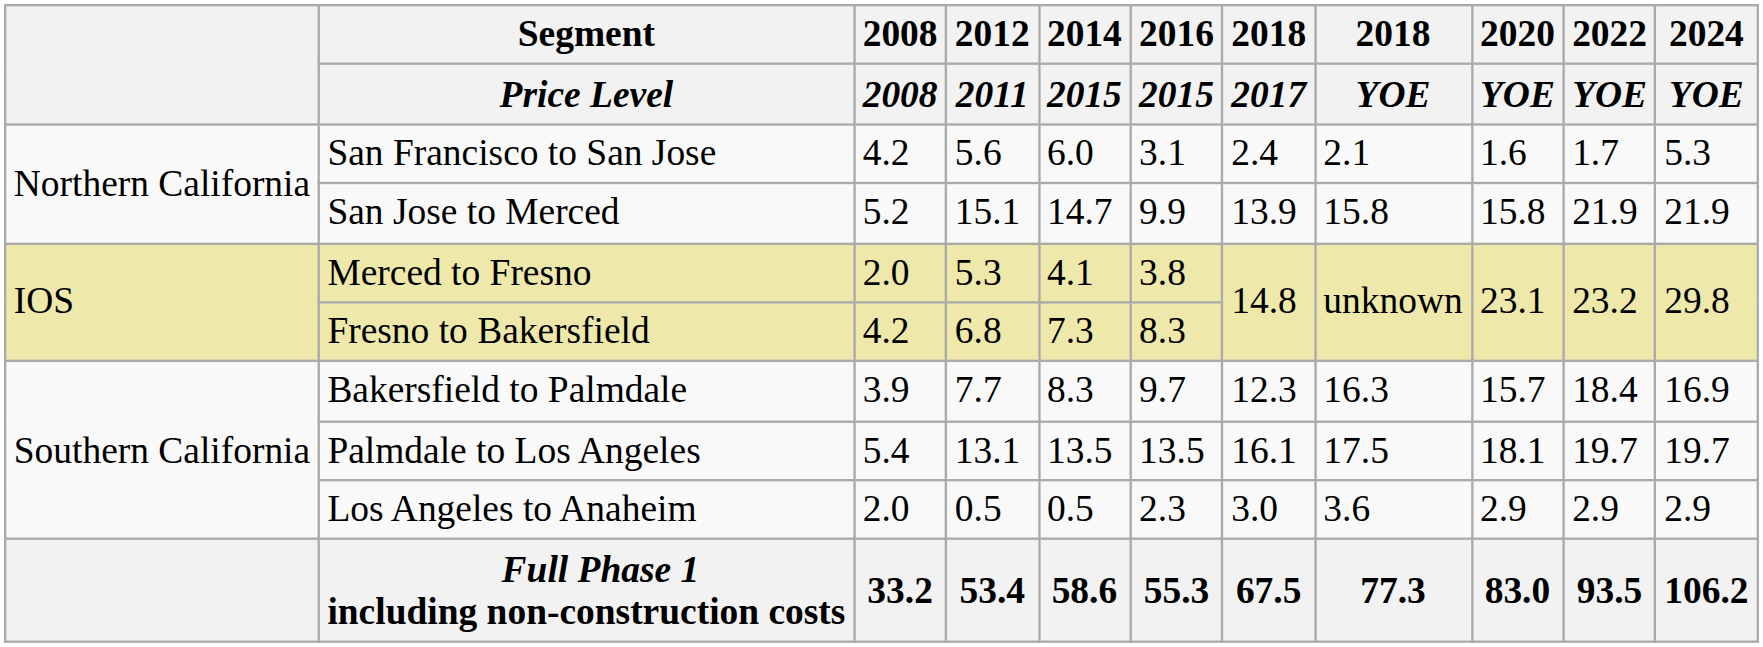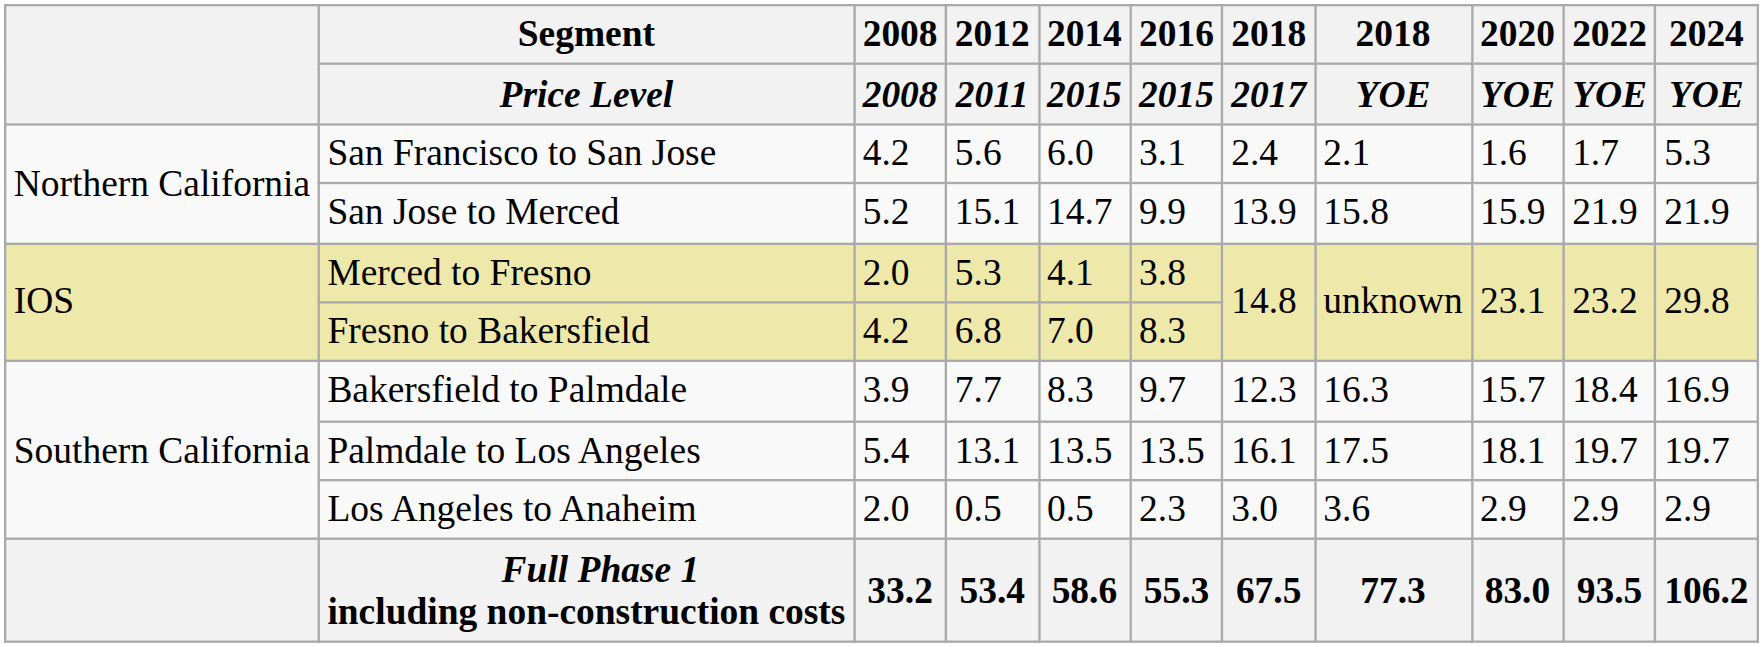(1513, 212) 15.8 -> (1513, 212) 15.9
(1070, 331) 7.3 -> (1070, 331) 7.0
